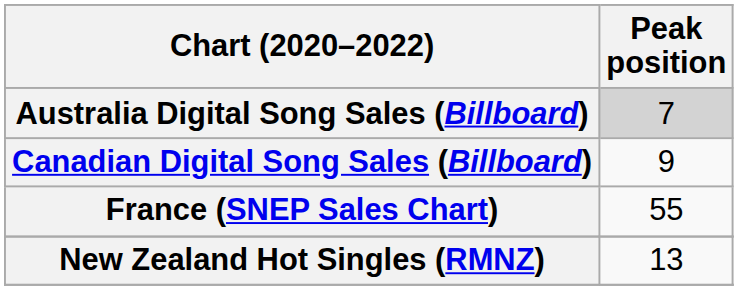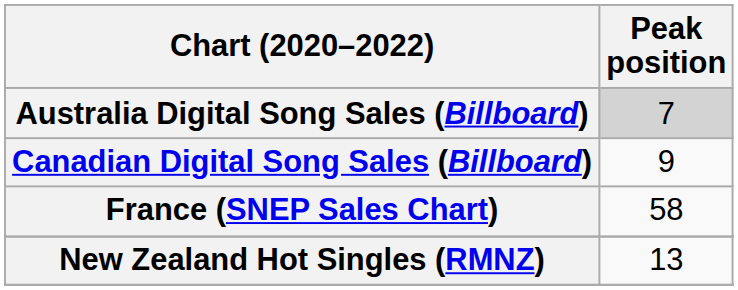(666, 210) 55 -> (666, 210) 58
